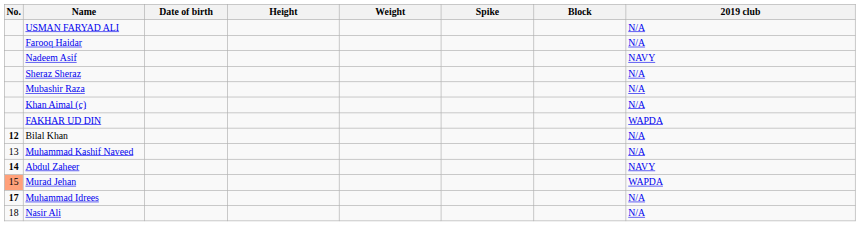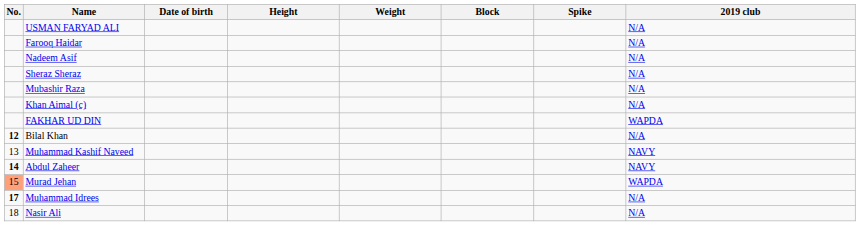columns swapped: (488, 12) <-> (580, 12)
(642, 58) NAVY -> (637, 58) N/A
(637, 151) N/A -> (642, 151) NAVY
